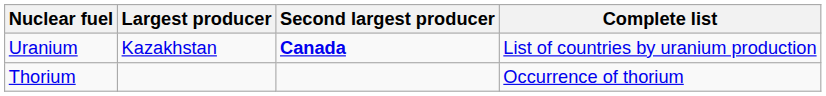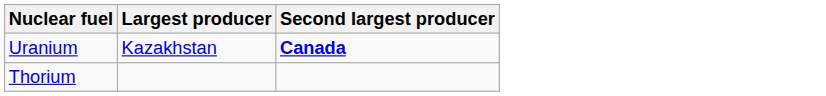- column: (660, 18)
